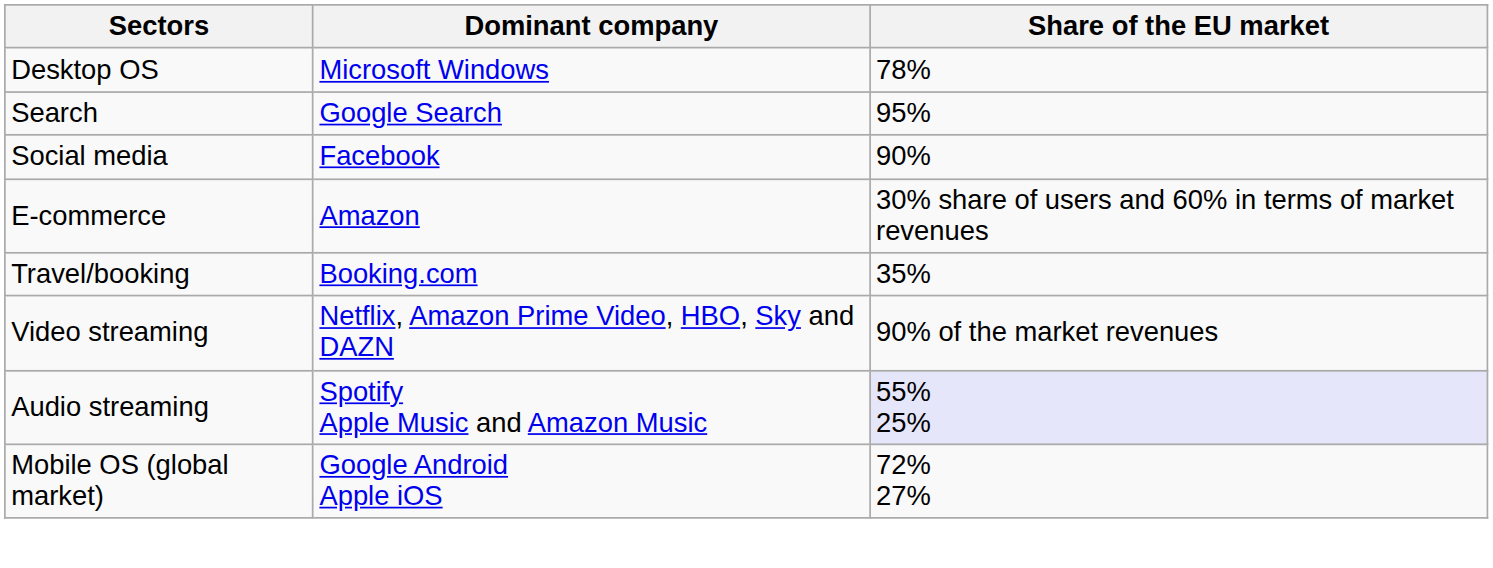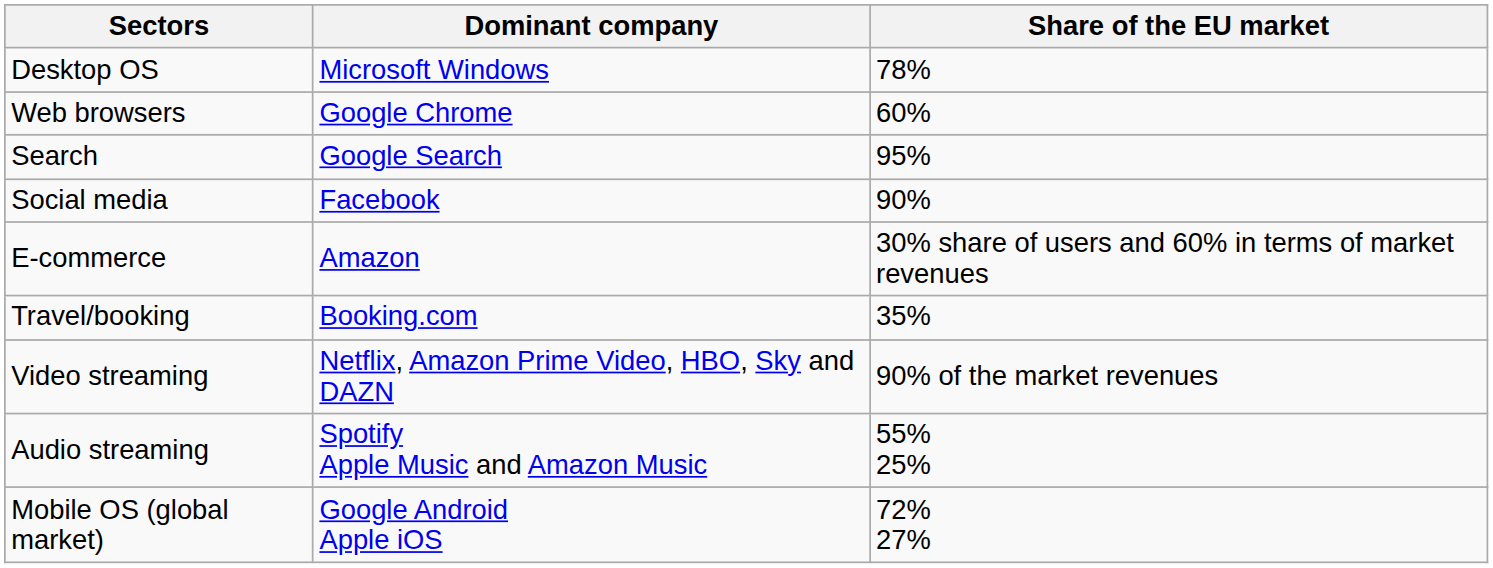+ row: (98, 112)
(903, 406) lavender background -> (903, 450) no background
